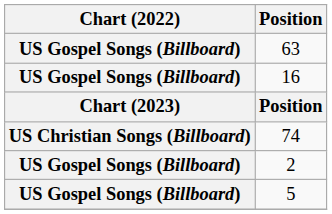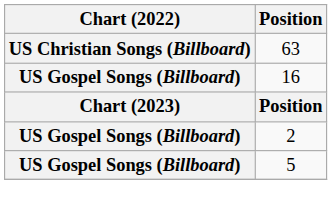(130, 48) US Gospel Songs (Billboard) -> (130, 48) US Christian Songs (Billboard)
- row: (291, 135)
